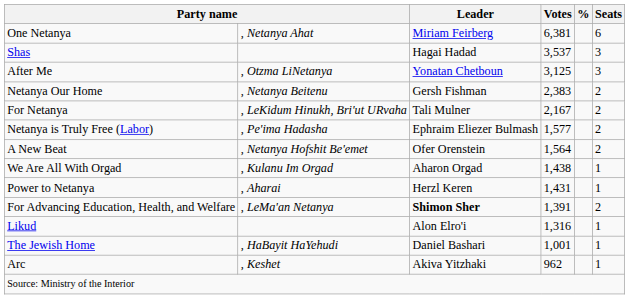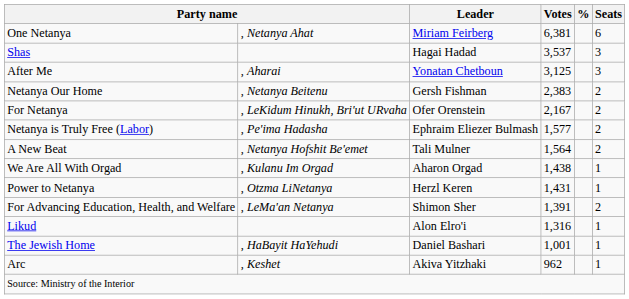(287, 71) , Otzma LiNetanya -> (261, 71) , Aharai
(441, 110) Tali Mulner -> (449, 110) Ofer Orenstein
(449, 149) Ofer Orenstein -> (441, 149) Tali Mulner
(261, 187) , Aharai -> (287, 187) , Otzma LiNetanya
(446, 206) bold -> (444, 206) normal
